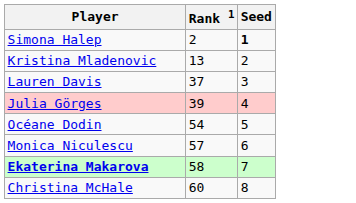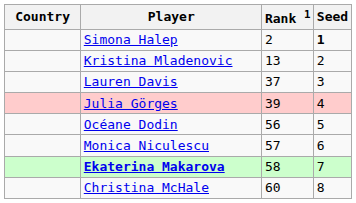+ column: (43, 17)
(197, 124) 54 -> (273, 124) 56
